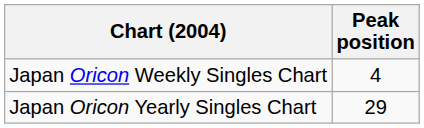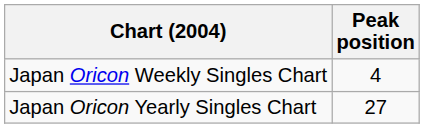(376, 107) 29 -> (376, 107) 27
